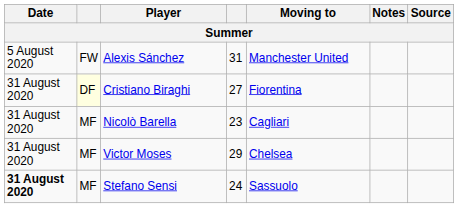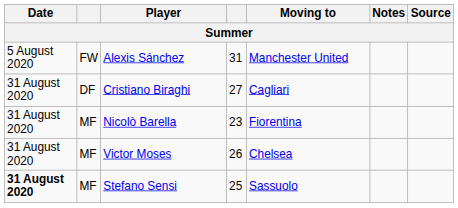(87, 90) lightyellow background -> (87, 90) no background
(275, 90) Fiorentina -> (269, 90) Cagliari
(269, 122) Cagliari -> (275, 122) Fiorentina
(236, 154) 29 -> (236, 154) 26
(236, 186) 24 -> (236, 186) 25
